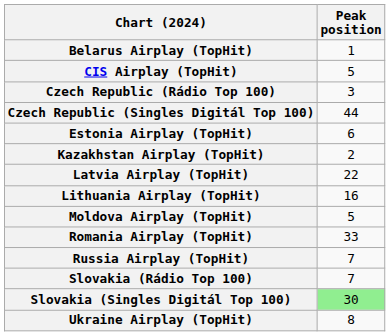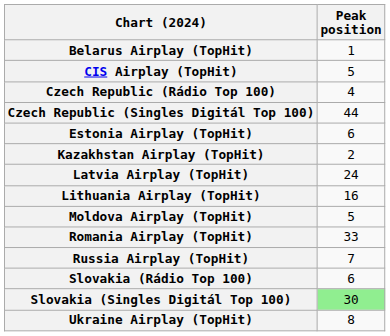(351, 92) 3 -> (351, 92) 4
(351, 175) 22 -> (351, 175) 24
(351, 279) 7 -> (351, 279) 6
